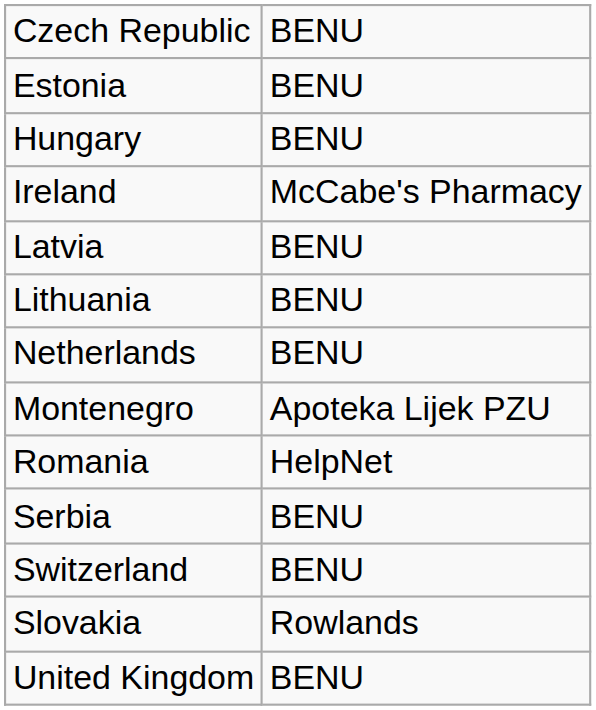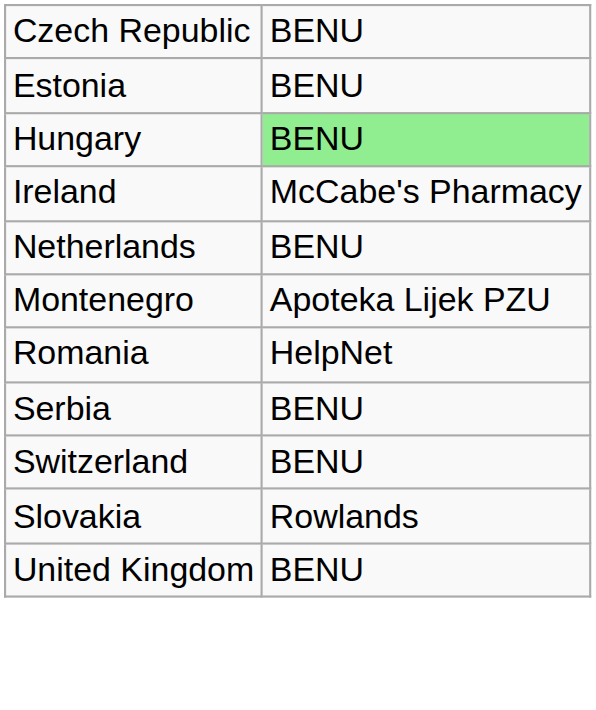(317, 138) no background -> (317, 138) lightgreen background
- row: (58, 246)
- row: (82, 300)
